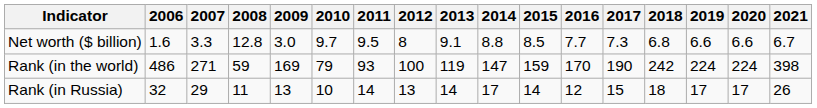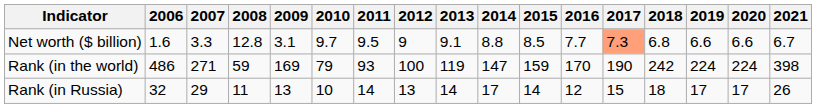(285, 41) 3.0 -> (285, 41) 3.1
(402, 41) 8 -> (402, 41) 9
(617, 41) no background -> (617, 41) lightsalmon background
